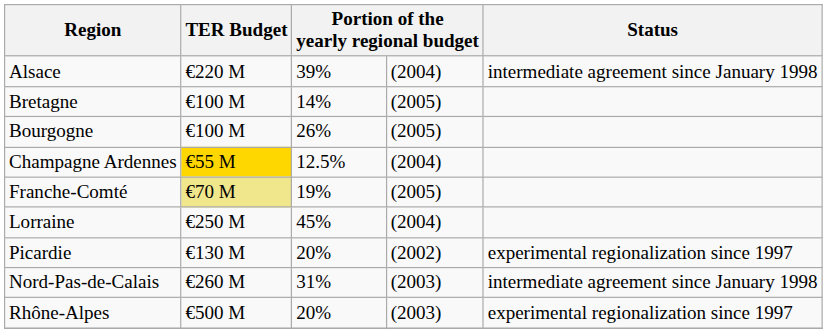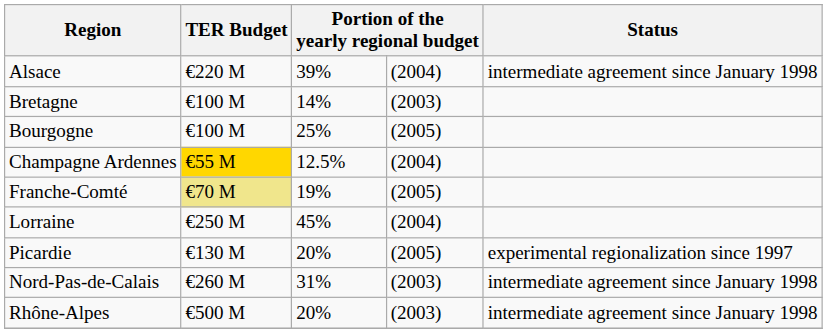(416, 101) (2005) -> (416, 101) (2003)
(314, 131) 26% -> (314, 131) 25%
(416, 252) (2002) -> (416, 252) (2005)
(640, 312) experimental regionalization since 1997 -> (653, 312) intermediate agreement since January 1998
